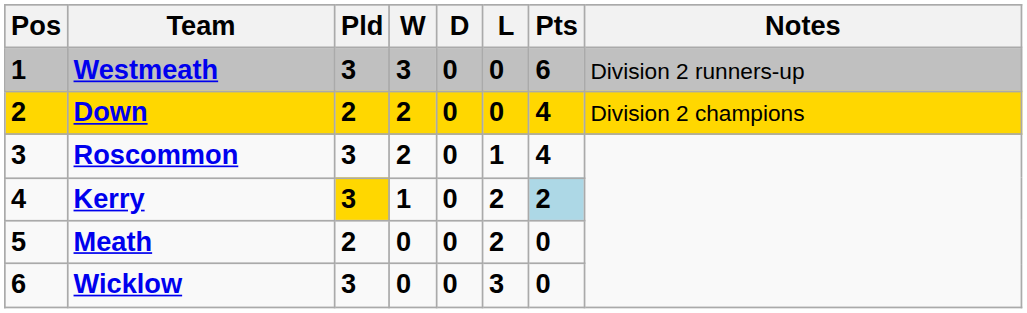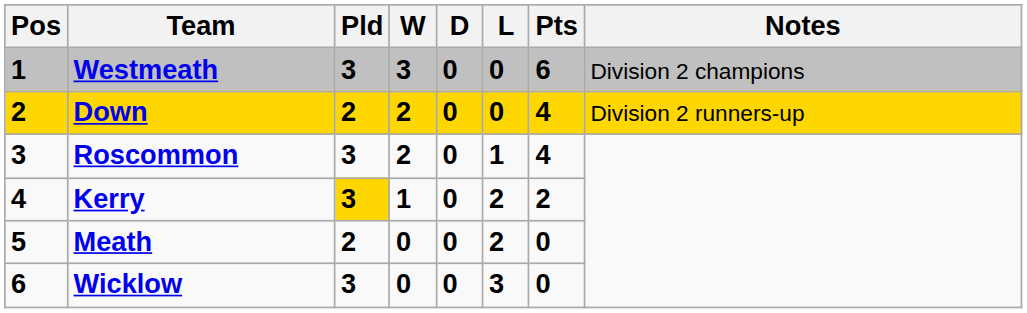(697, 70) Division 2 runners-up -> (697, 70) Division 2 champions
(697, 114) Division 2 champions -> (697, 114) Division 2 runners-up
(543, 198) lightblue background -> (543, 198) no background
